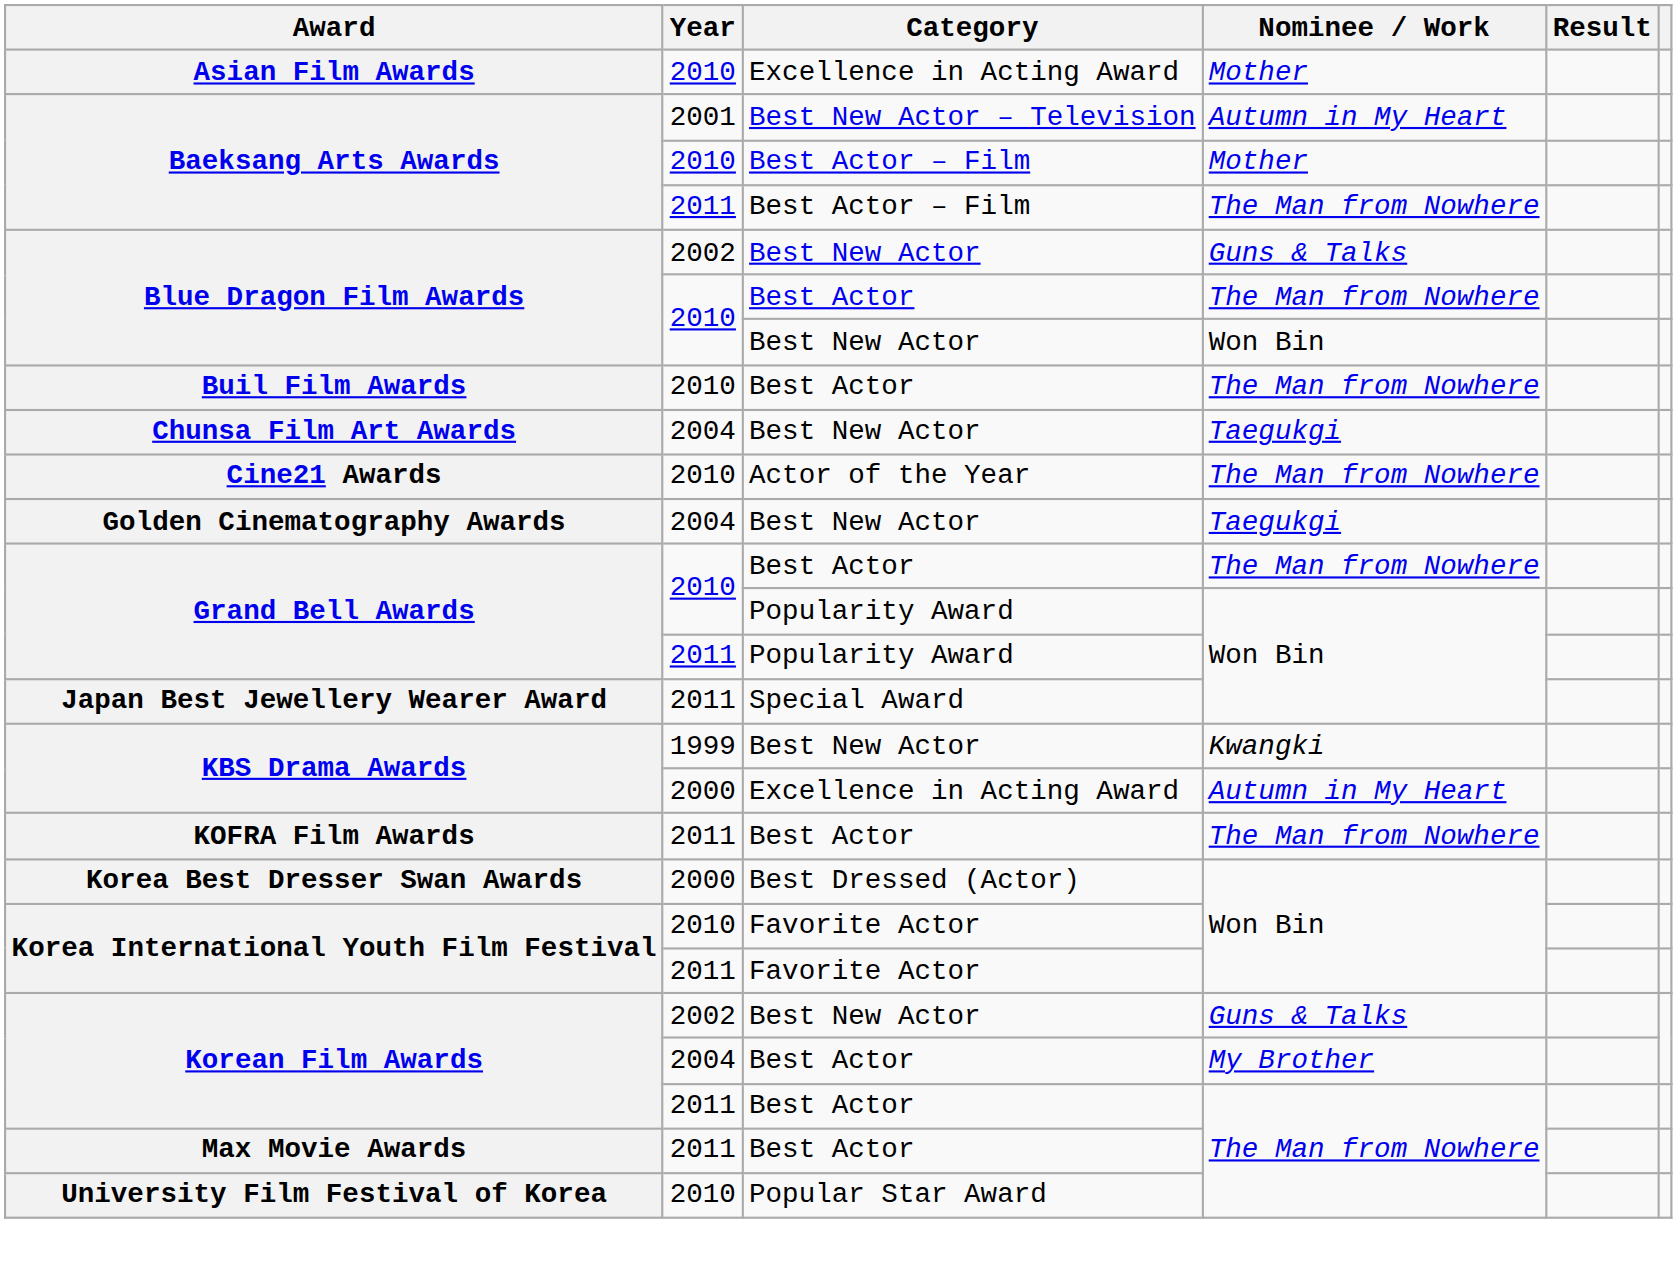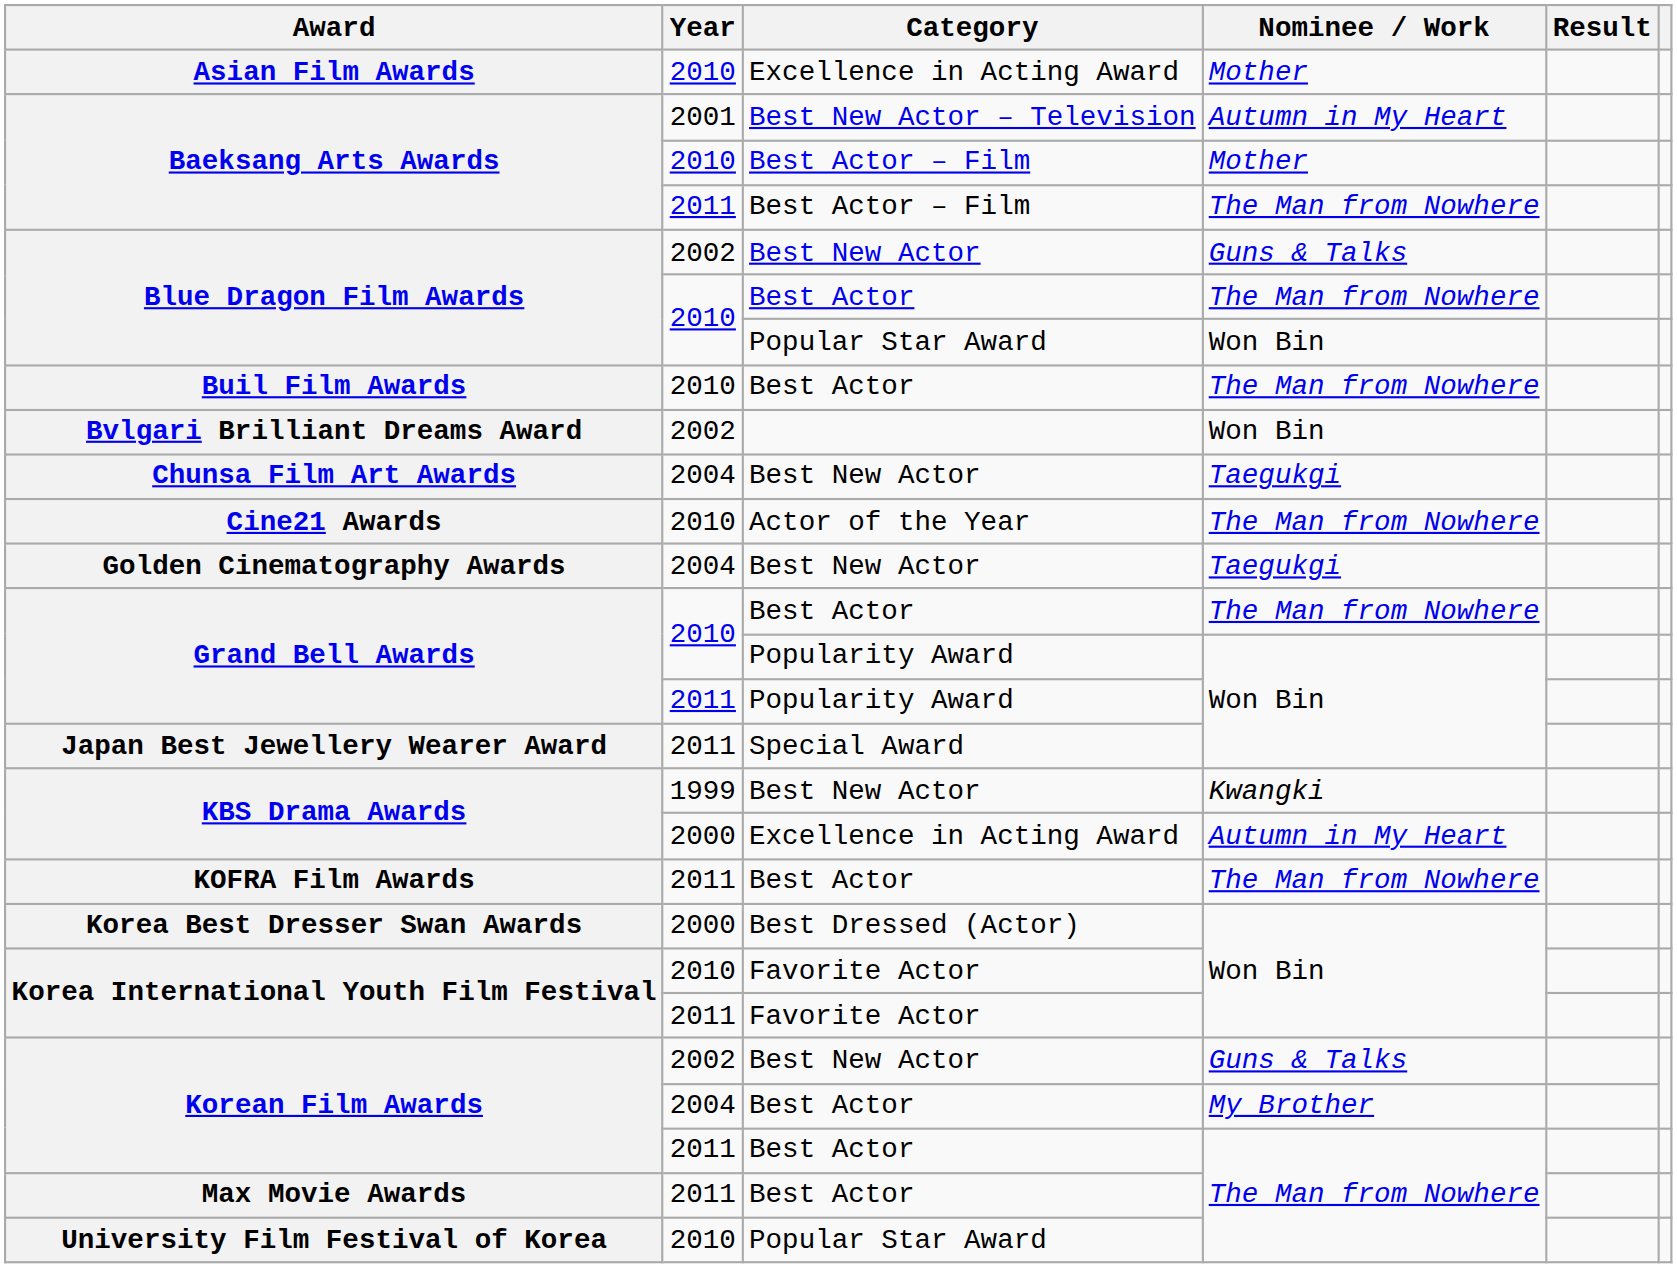(865, 342) Best New Actor -> (898, 342) Popular Star Award
+ row: (334, 432)
